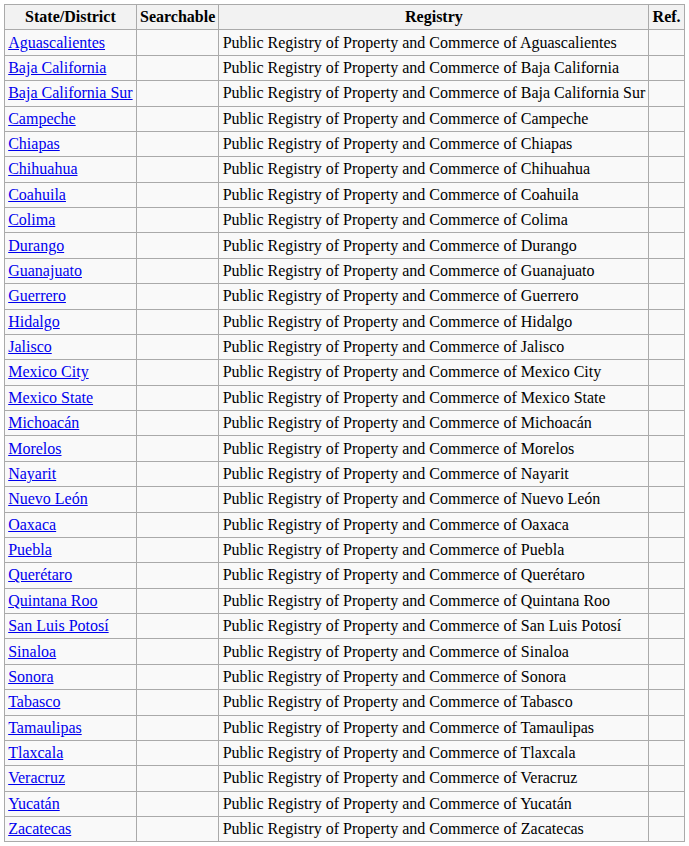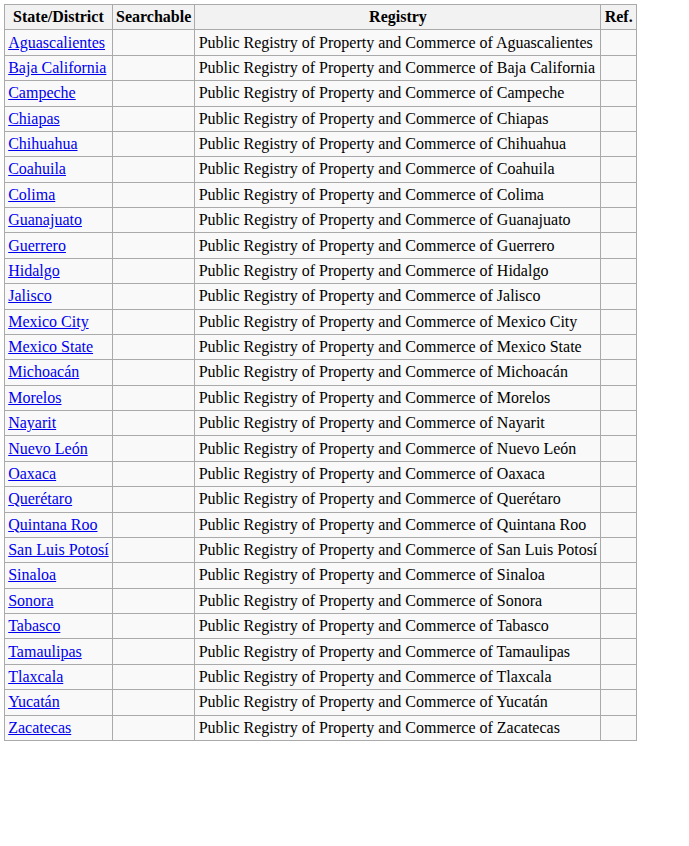- row: (70, 93)
- row: (36, 245)
- row: (30, 550)
- row: (37, 778)
